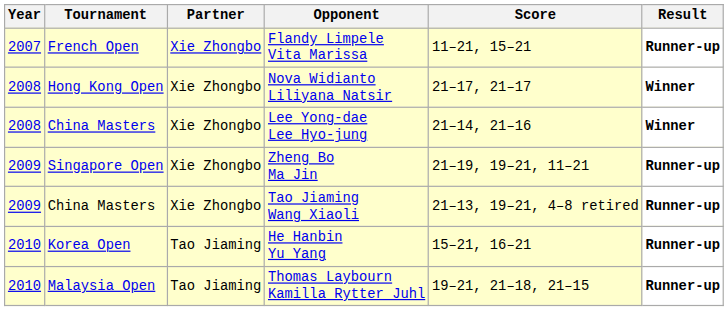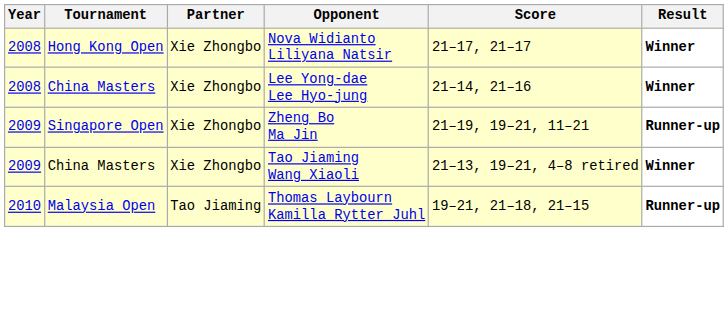- row: (326, 47)
(683, 206) Runner-up -> (670, 166) Winner
- row: (305, 246)
